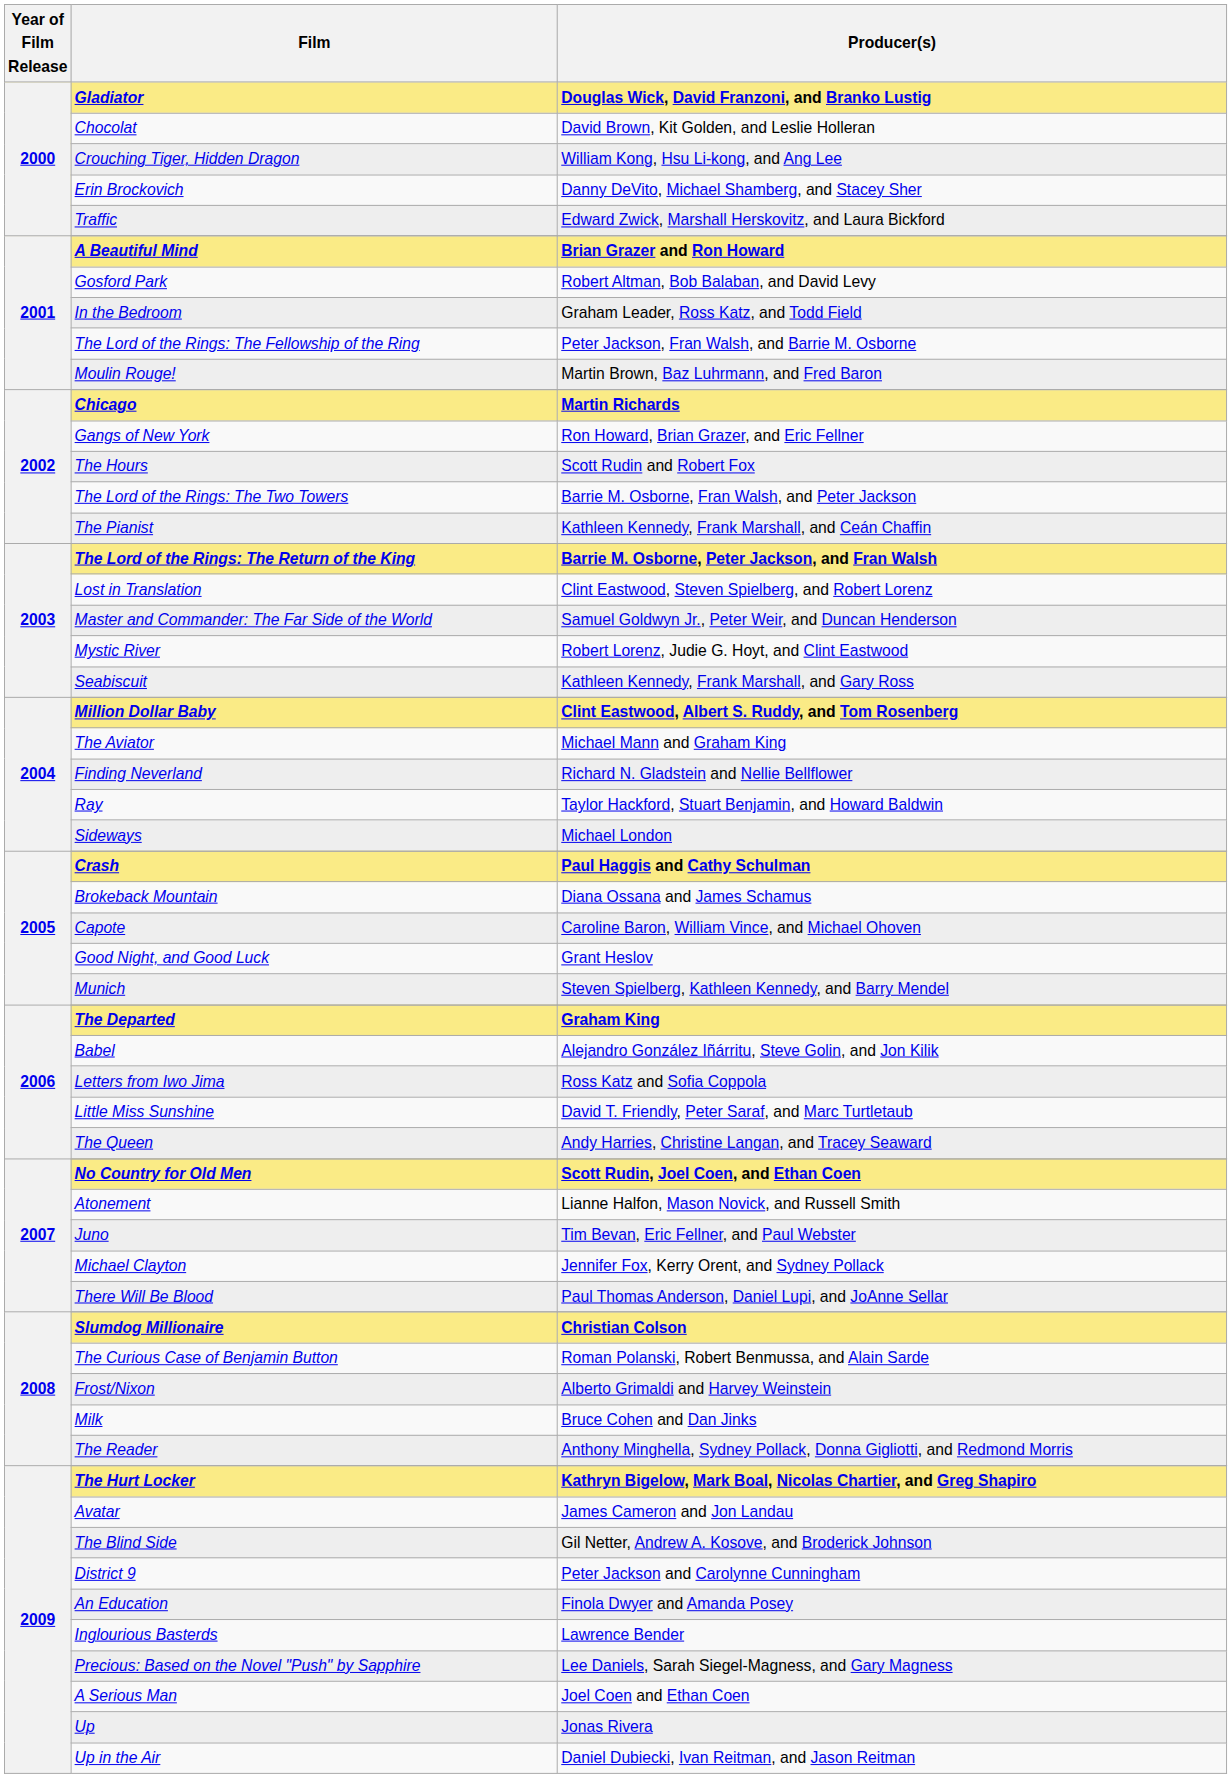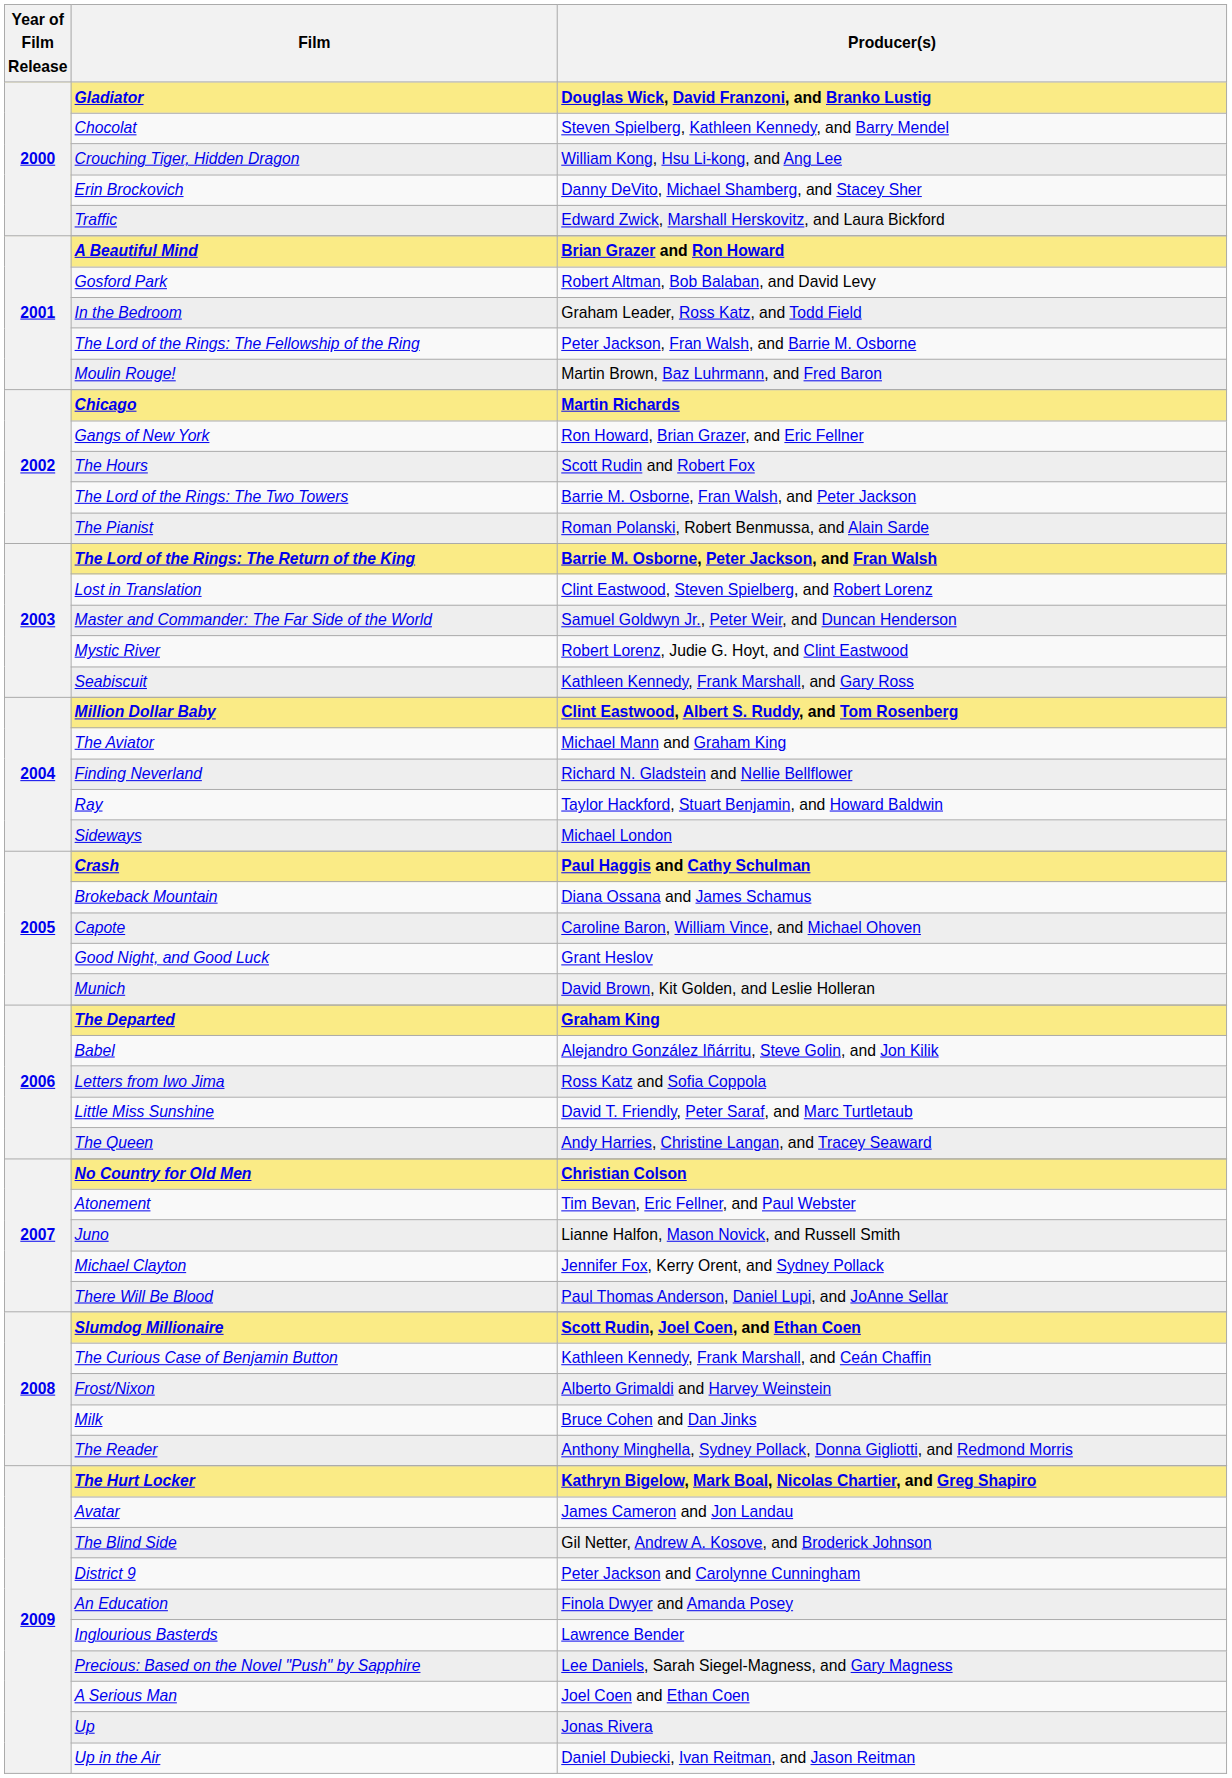(718, 128) David Brown, Kit Golden, and Leslie Holleran -> (755, 128) Steven Spielberg, Kathleen Kennedy, and Barry Mendel
(746, 528) Kathleen Kennedy, Frank Marshall, and Ceán Chaffin -> (745, 528) Roman Polanski, Robert Benmussa, and Alain Sarde
(755, 989) Steven Spielberg, Kathleen Kennedy, and Barry Mendel -> (718, 989) David Brown, Kit Golden, and Leslie Holleran
(711, 1173) Scott Rudin, Joel Coen, and Ethan Coen -> (624, 1173) Christian Colson
(731, 1204) Lianne Halfon, Mason Novick, and Russell Smith -> (709, 1204) Tim Bevan, Eric Fellner, and Paul Webster
(709, 1235) Tim Bevan, Eric Fellner, and Paul Webster -> (731, 1235) Lianne Halfon, Mason Novick, and Russell Smith
(624, 1327) Christian Colson -> (711, 1327) Scott Rudin, Joel Coen, and Ethan Coen
(745, 1358) Roman Polanski, Robert Benmussa, and Alain Sarde -> (746, 1358) Kathleen Kennedy, Frank Marshall, and Ceán Chaffin
